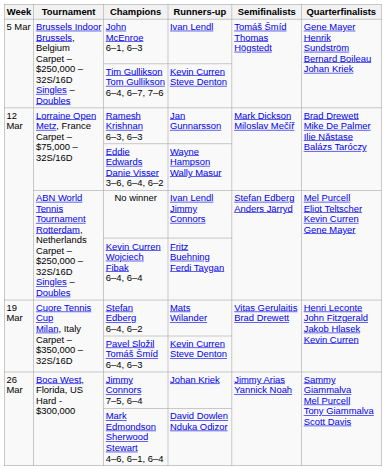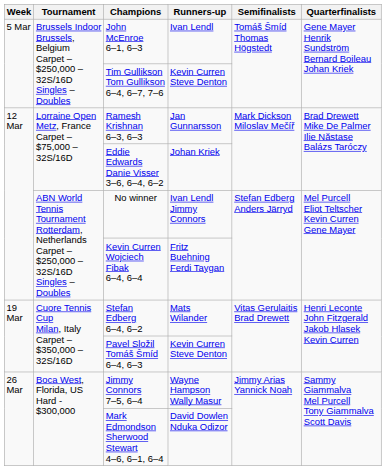(196, 162) Wayne Hampson Wally Masur -> (195, 152) Johan Kriek
(195, 380) Johan Kriek -> (196, 390) Wayne Hampson Wally Masur
